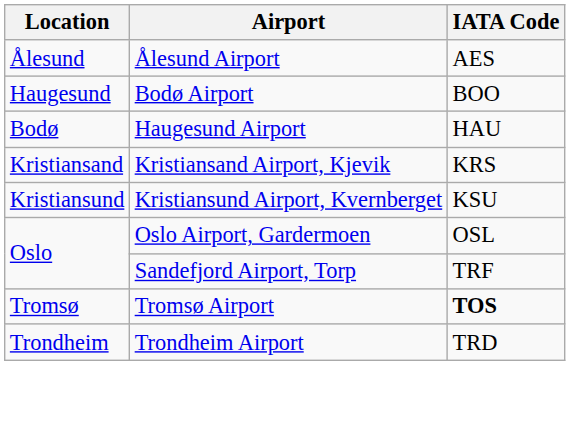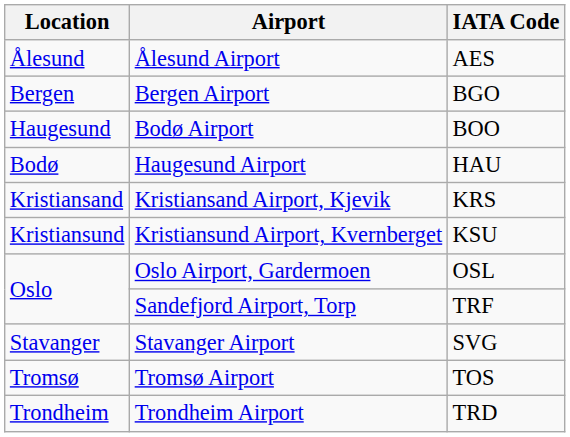+ row: (202, 93)
+ row: (215, 341)
(475, 306) bold -> (474, 377) normal
